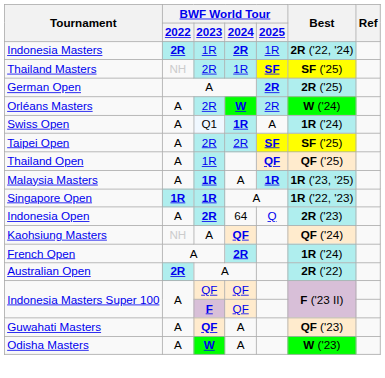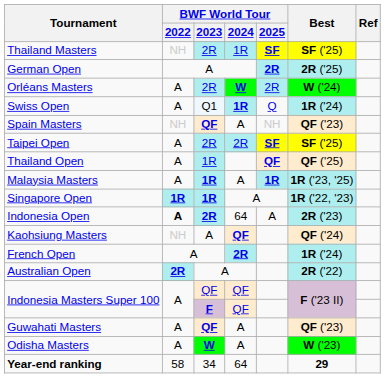- row: (55, 51)
(272, 125) A -> (272, 106) Q
+ row: (44, 125)
(178, 217) normal -> (178, 217) bold
(272, 217) Q -> (272, 217) A
+ row: (54, 364)
